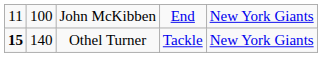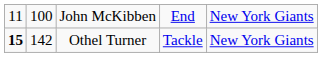(41, 40) 140 -> (41, 40) 142
